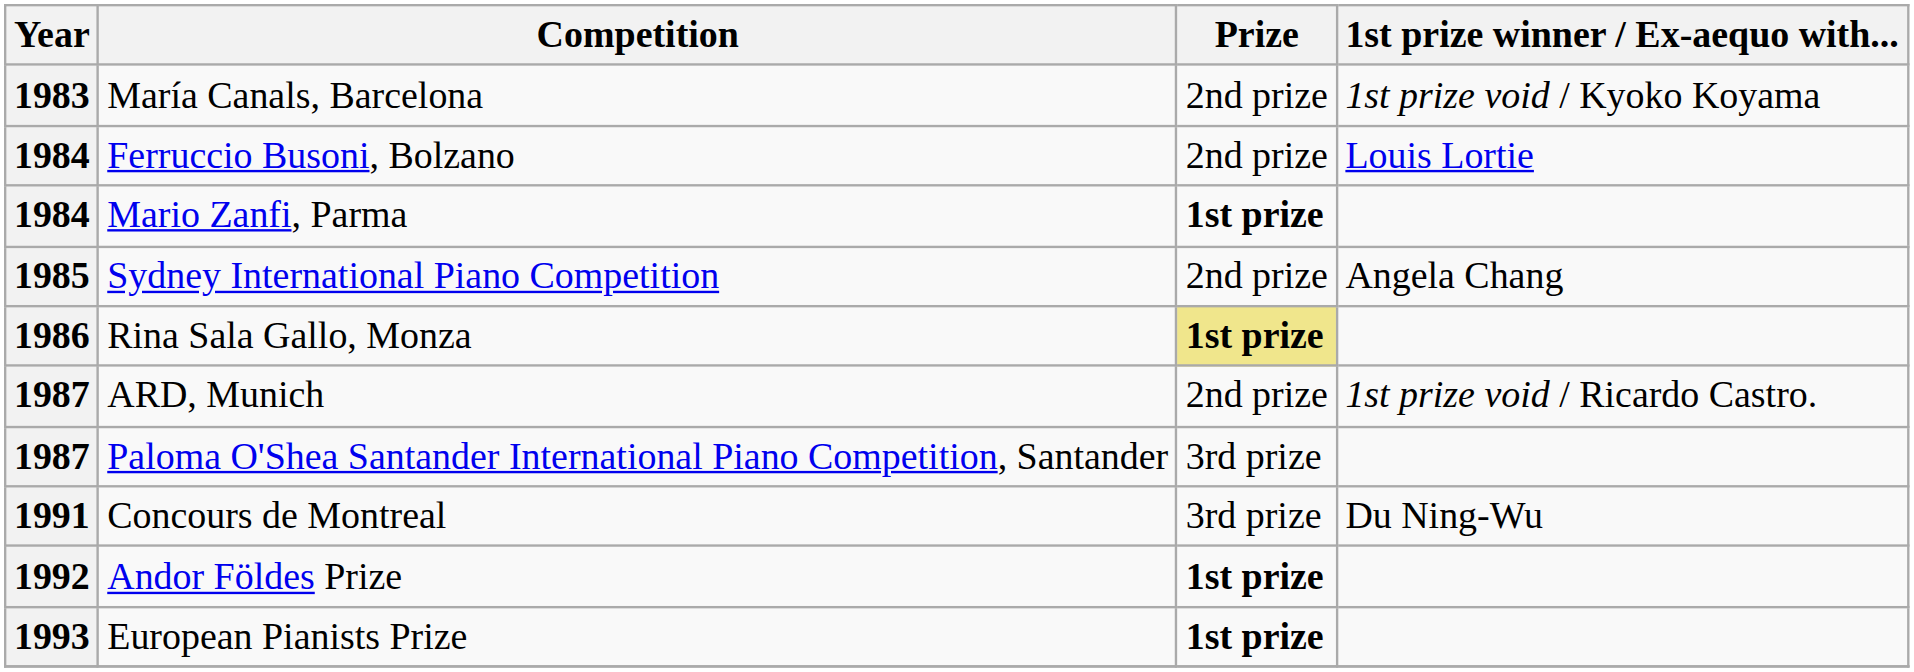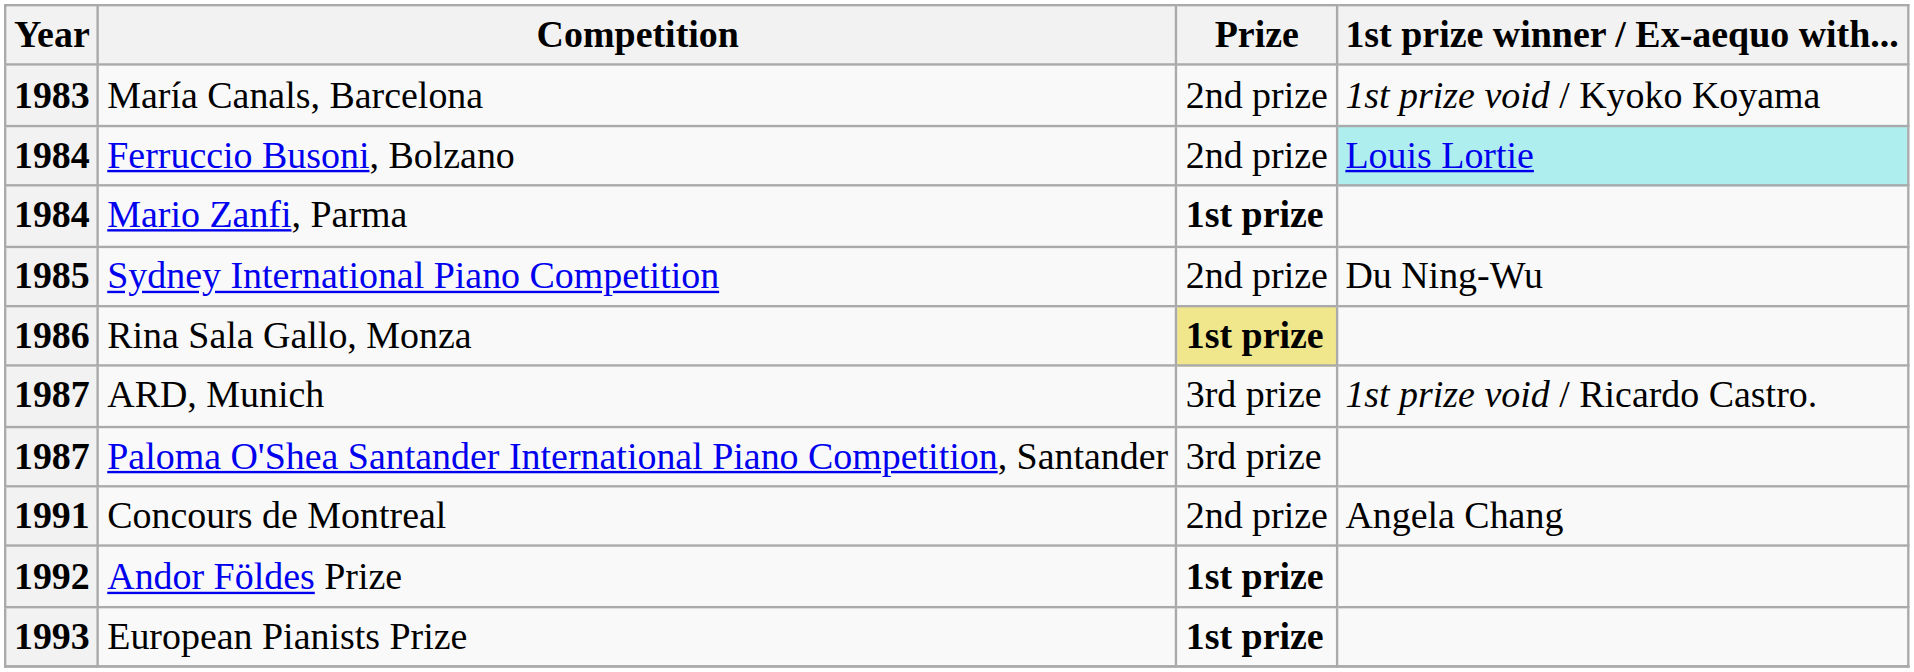(1440, 154) no background -> (1440, 154) paleturquoise background
(1454, 275) Angela Chang -> (1444, 275) Du Ning-Wu
(1257, 395) 2nd prize -> (1254, 395) 3rd prize
(1254, 515) 3rd prize -> (1257, 515) 2nd prize
(1444, 515) Du Ning-Wu -> (1454, 515) Angela Chang
